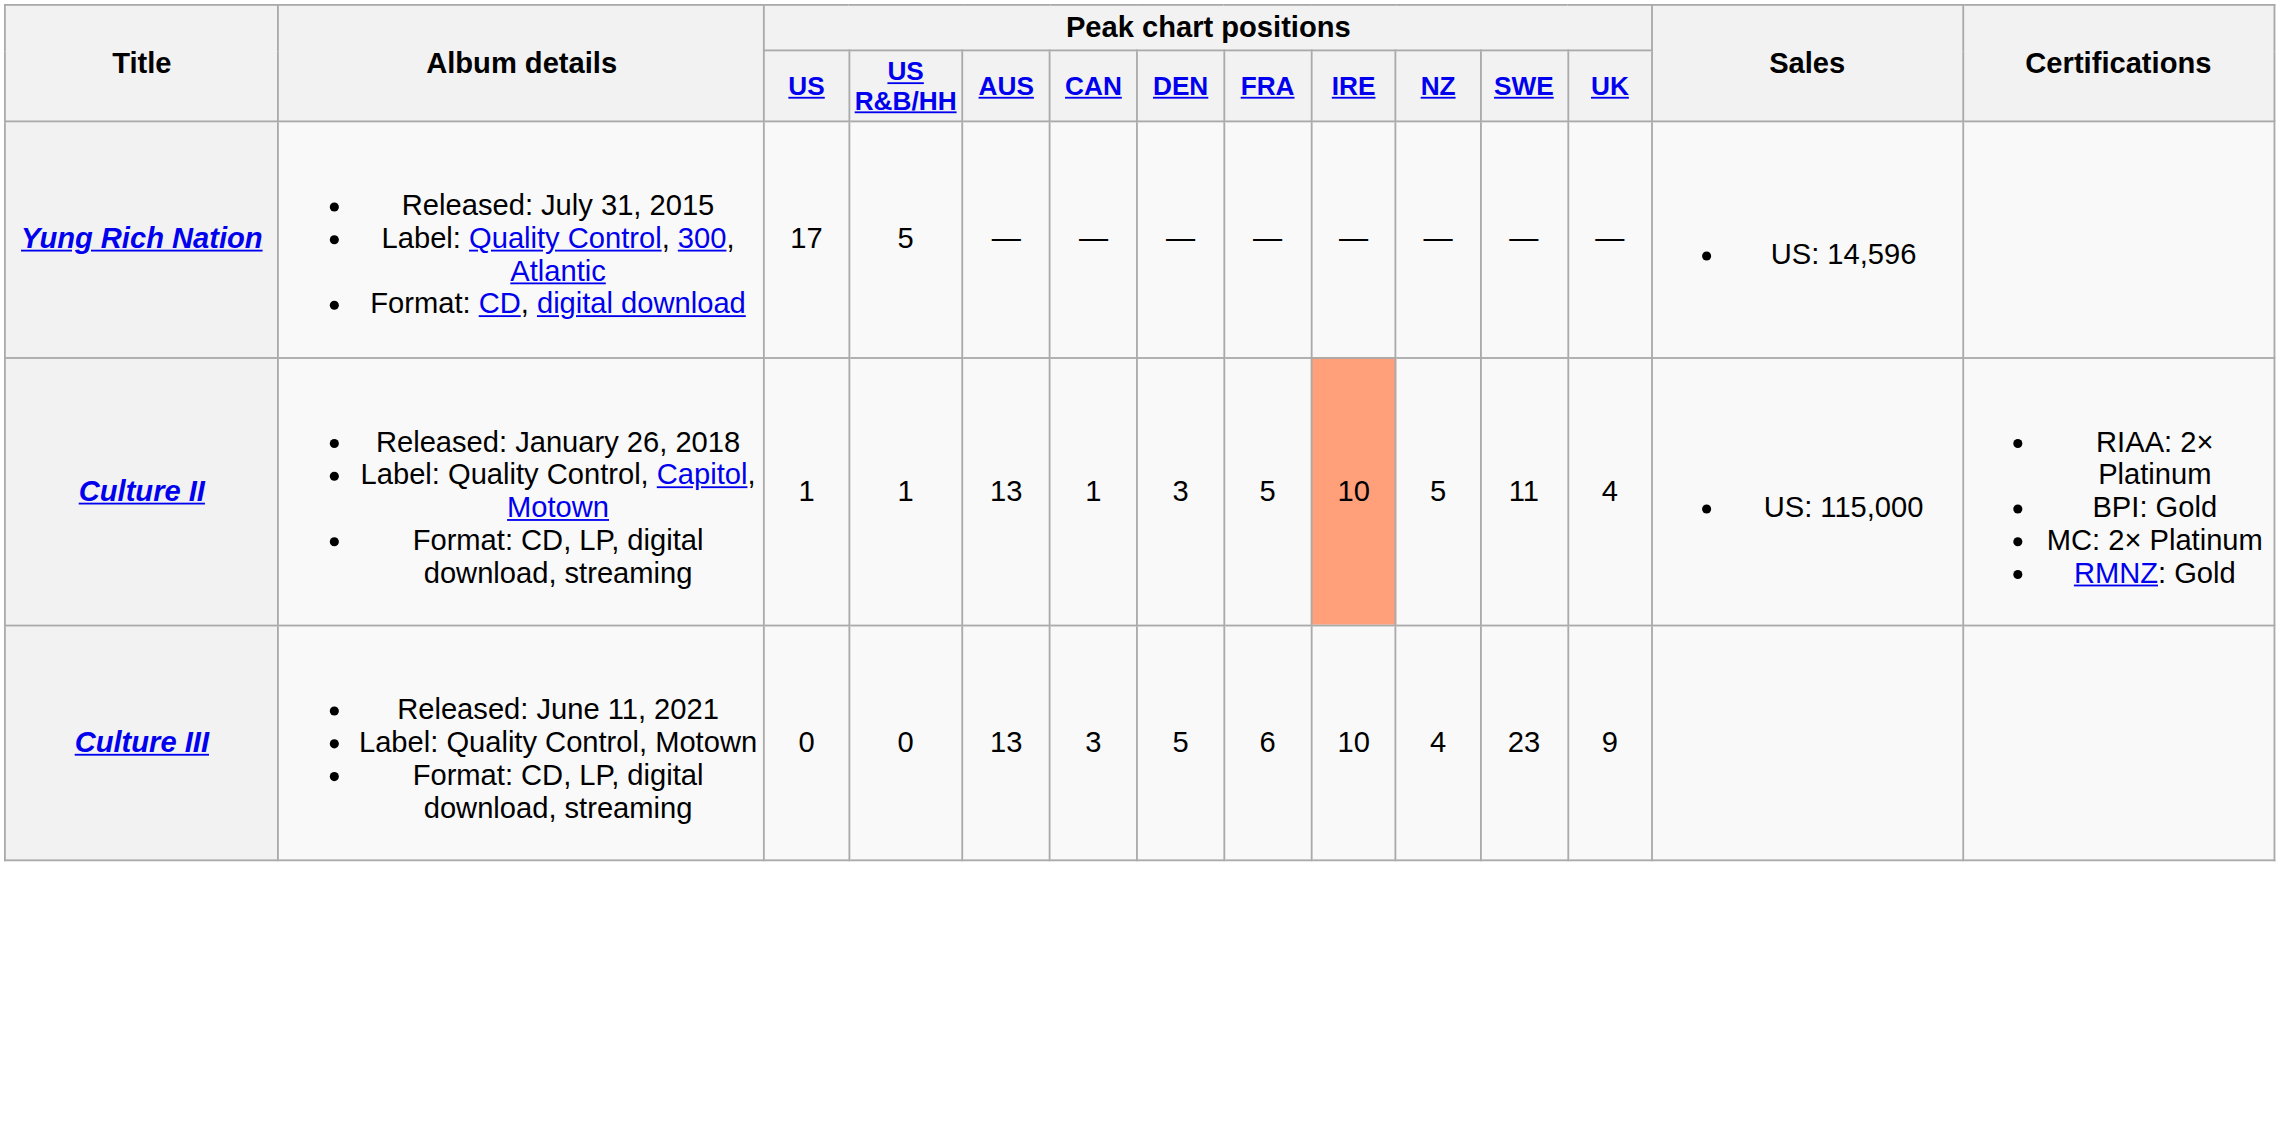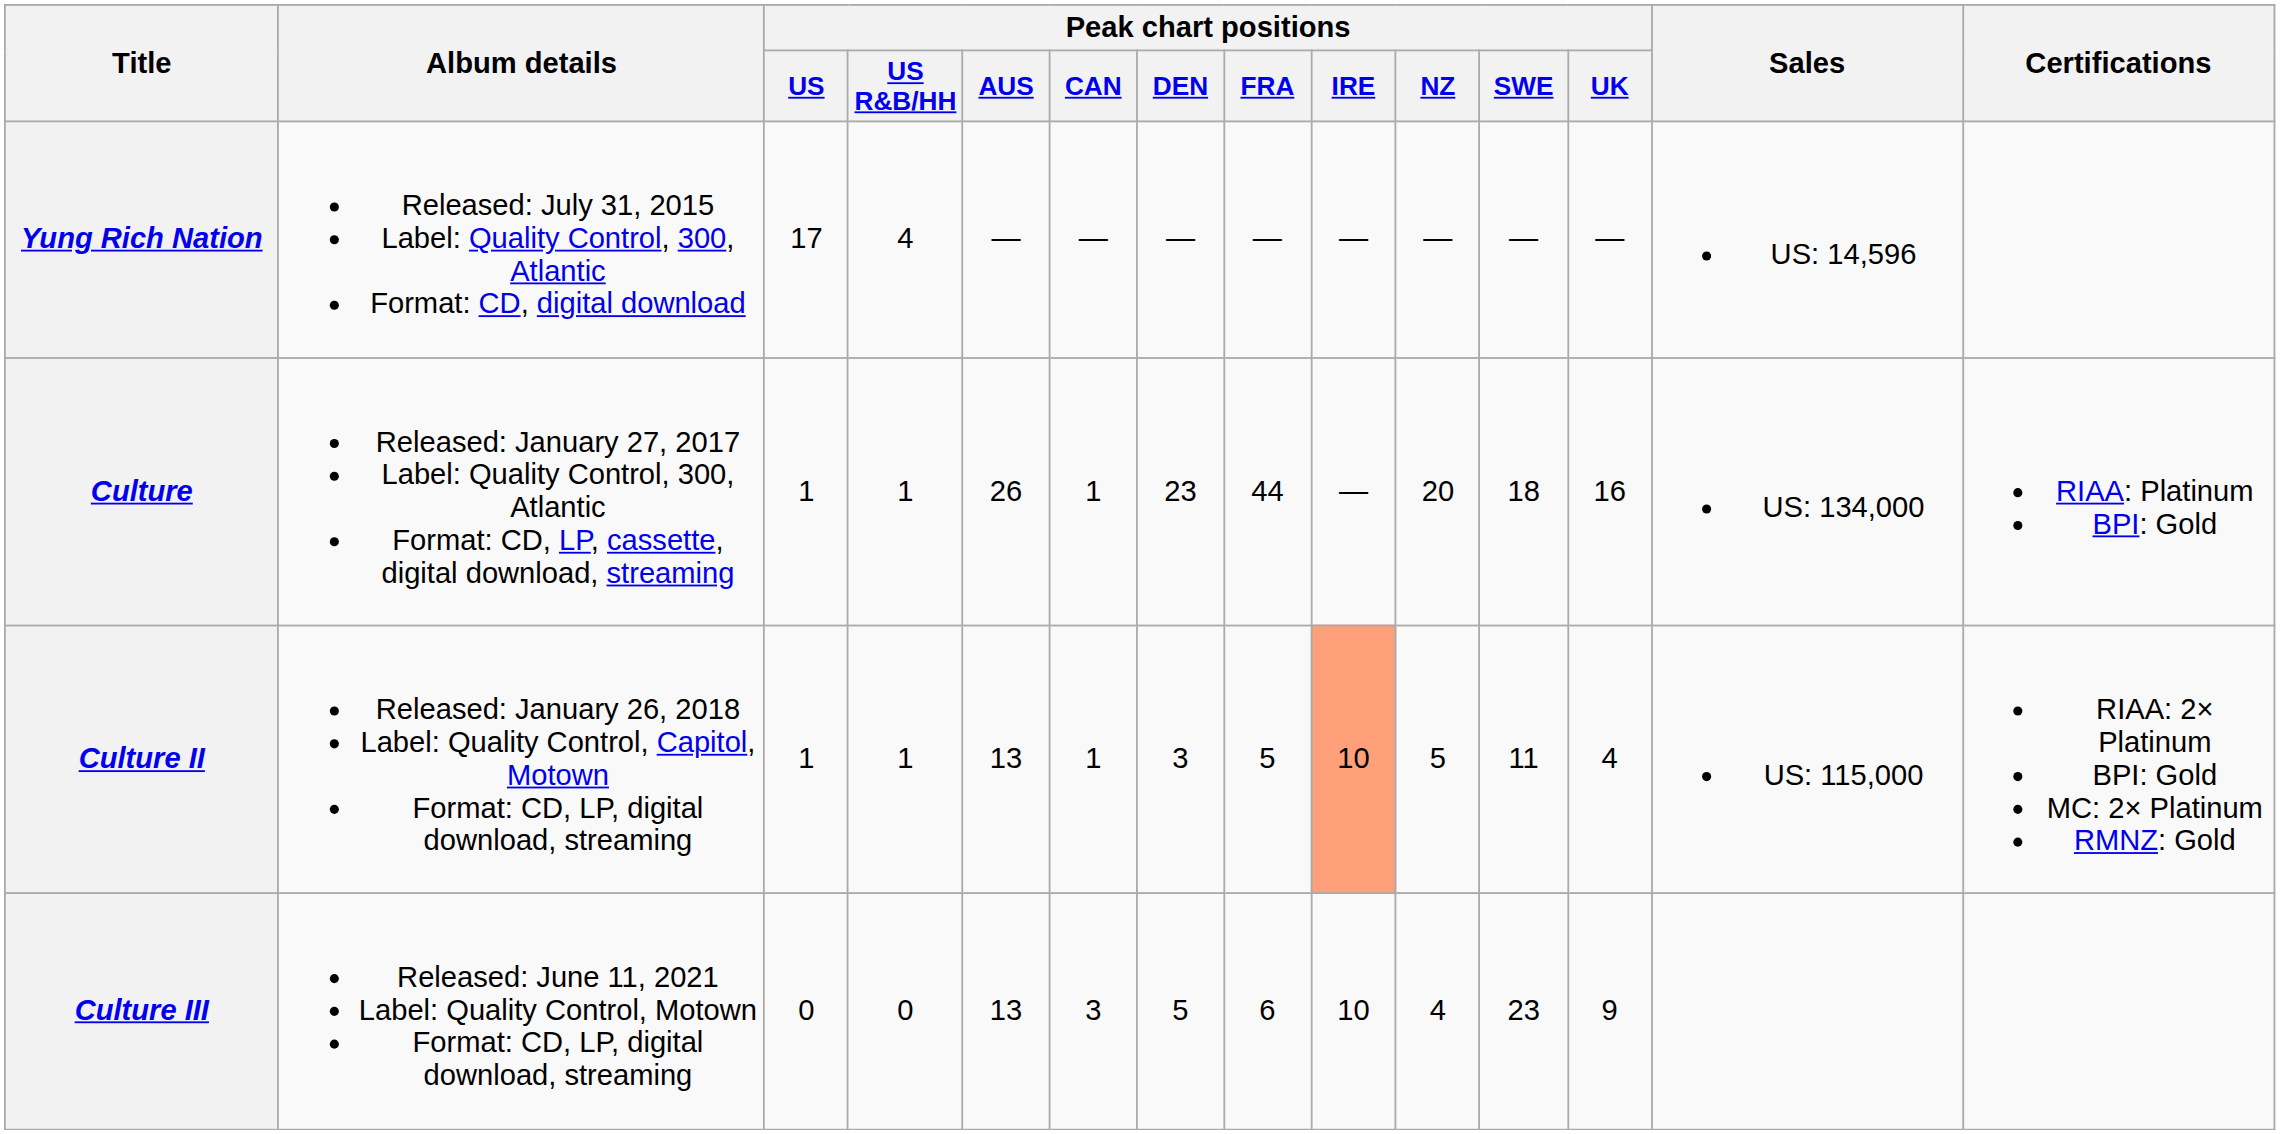(906, 238) 5 -> (905, 238) 4
+ row: (142, 490)
